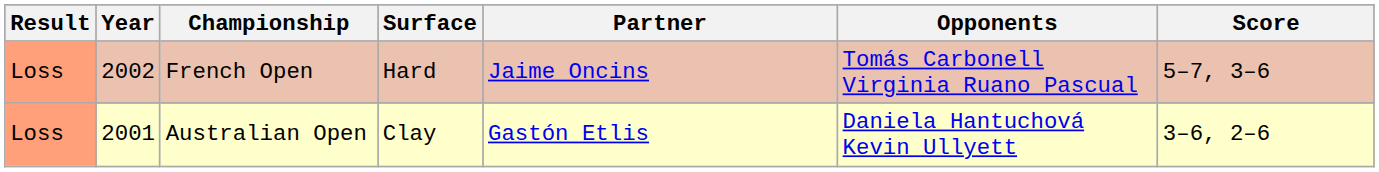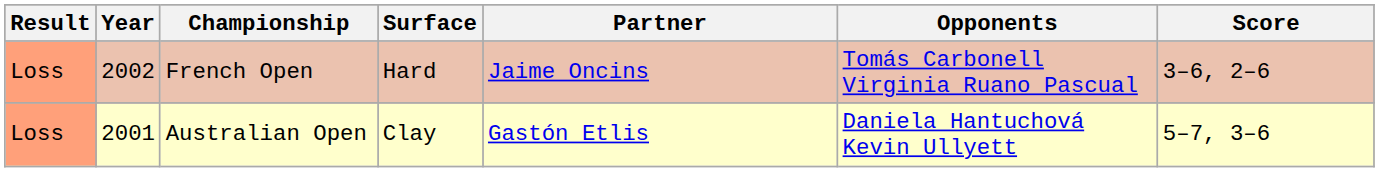(1217, 72) 5–7, 3–6 -> (1217, 72) 3–6, 2–6
(1217, 135) 3–6, 2–6 -> (1217, 135) 5–7, 3–6
